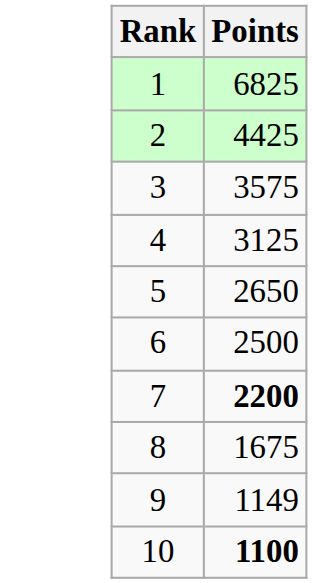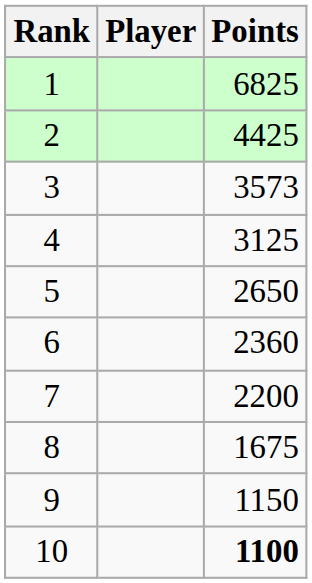+ column: (151, 31)
(266, 187) 3575 -> (266, 187) 3573
(266, 343) 2500 -> (266, 343) 2360
(266, 395) bold -> (266, 395) normal
(267, 499) 1149 -> (267, 499) 1150
